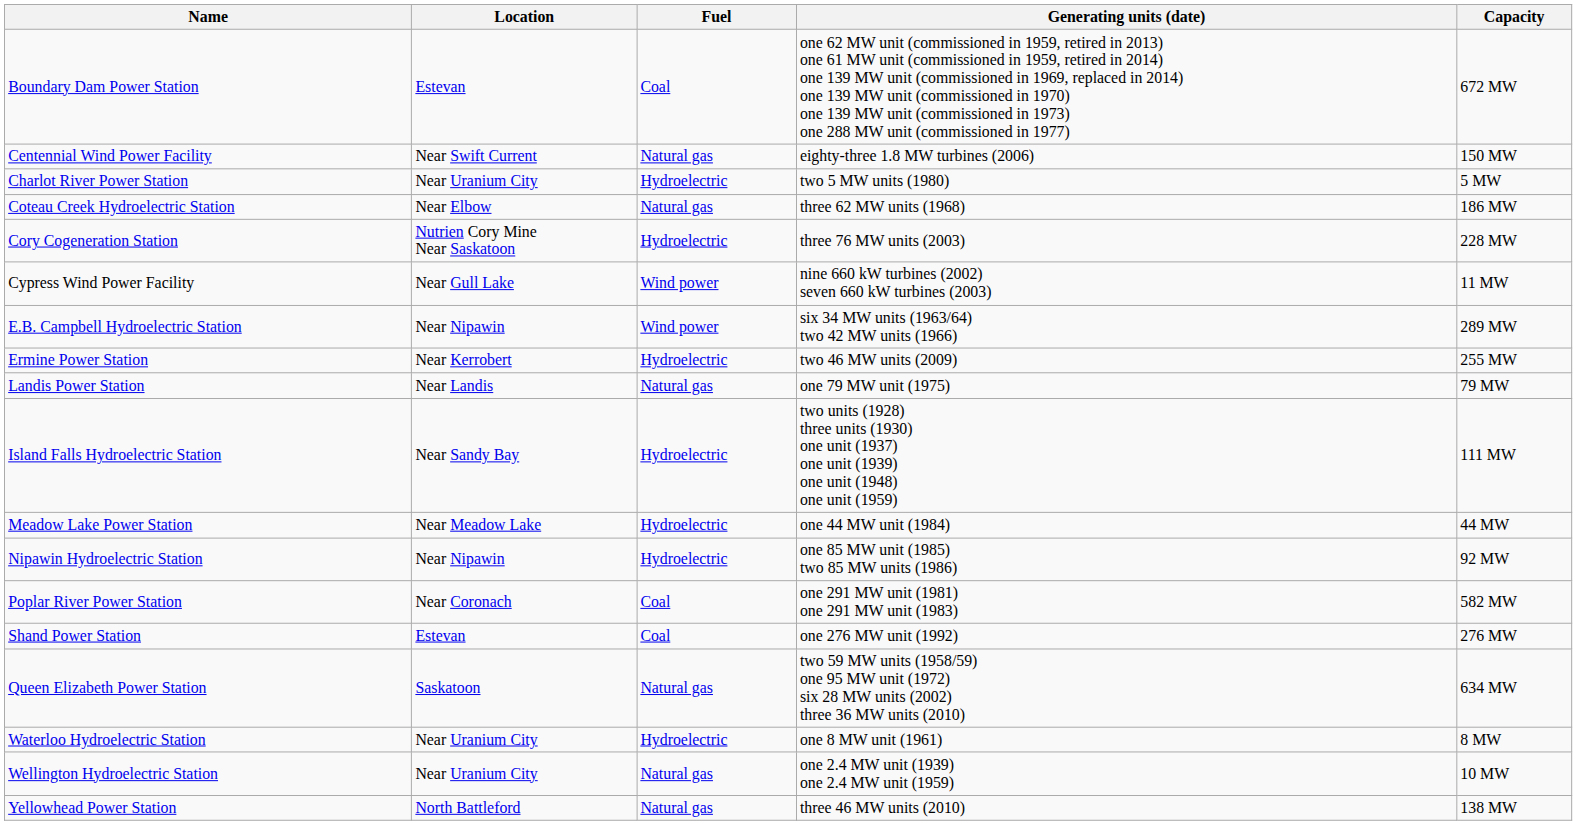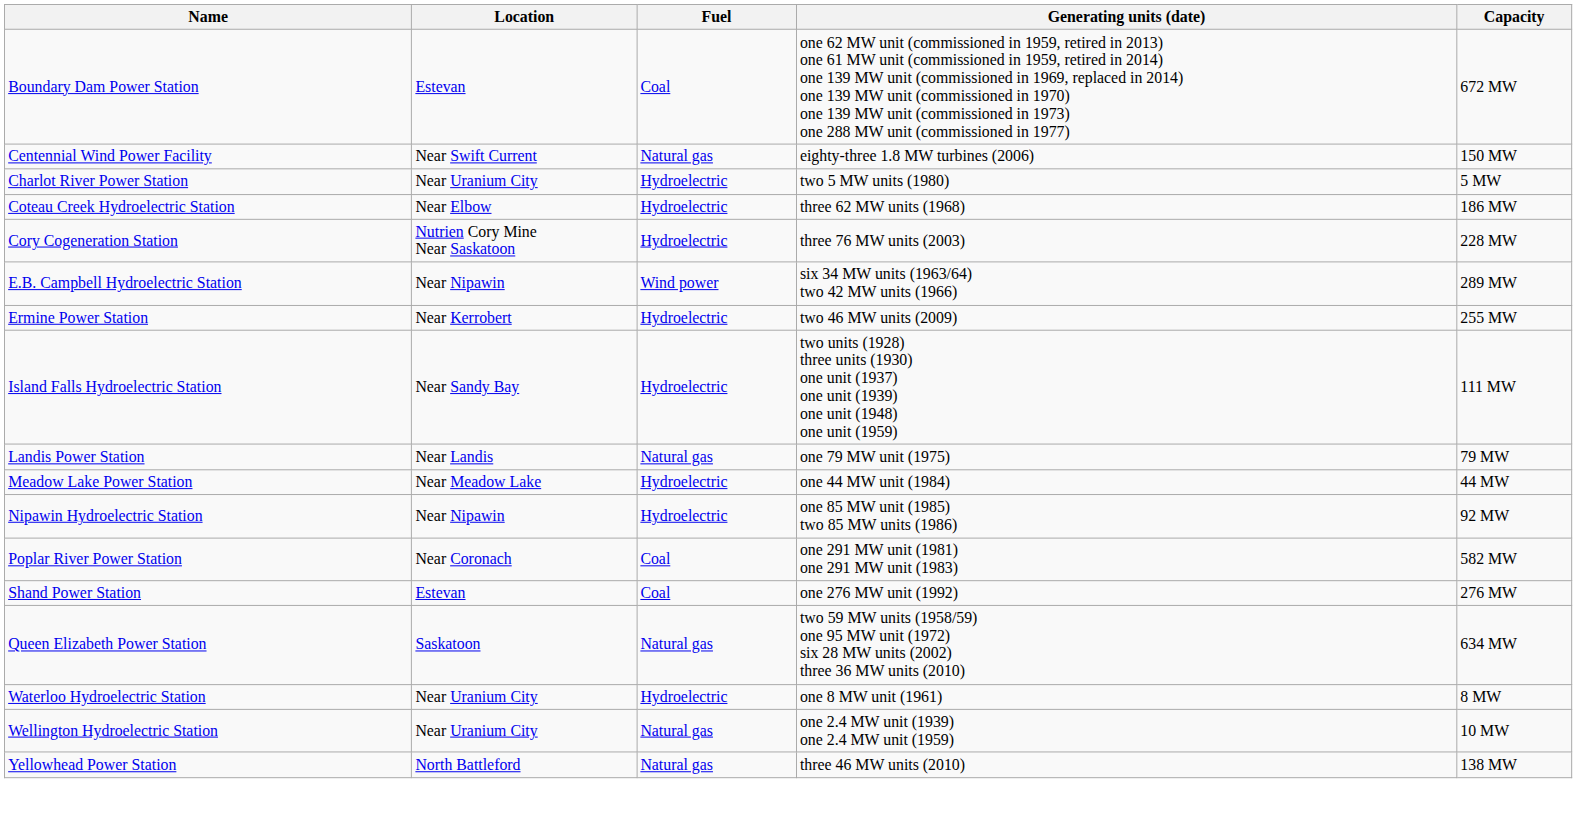(677, 206) Natural gas -> (684, 206) Hydroelectric
- row: (101, 283)
rows swapped: (115, 455) <-> (76, 385)
